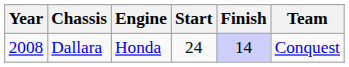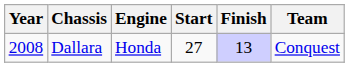(194, 47) 24 -> (194, 47) 27
(244, 47) 14 -> (244, 47) 13
